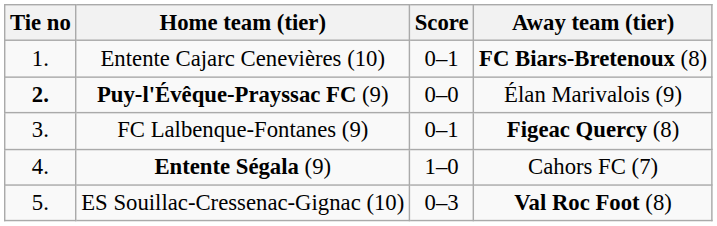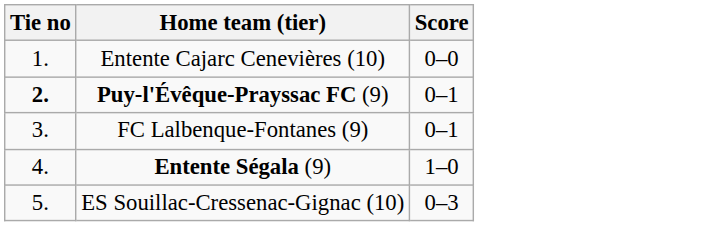- column: (593, 22)
(442, 58) 0–1 -> (442, 58) 0–0
(442, 94) 0–0 -> (442, 94) 0–1
